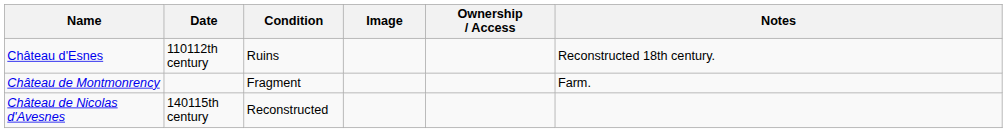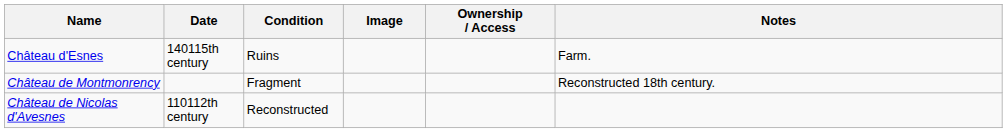(192, 55) 110112th century -> (193, 55) 140115th century
(636, 55) Reconstructed 18th century. -> (574, 55) Farm.
(574, 83) Farm. -> (636, 83) Reconstructed 18th century.
(193, 110) 140115th century -> (192, 110) 110112th century
